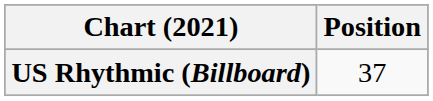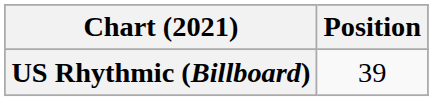(372, 71) 37 -> (372, 71) 39
